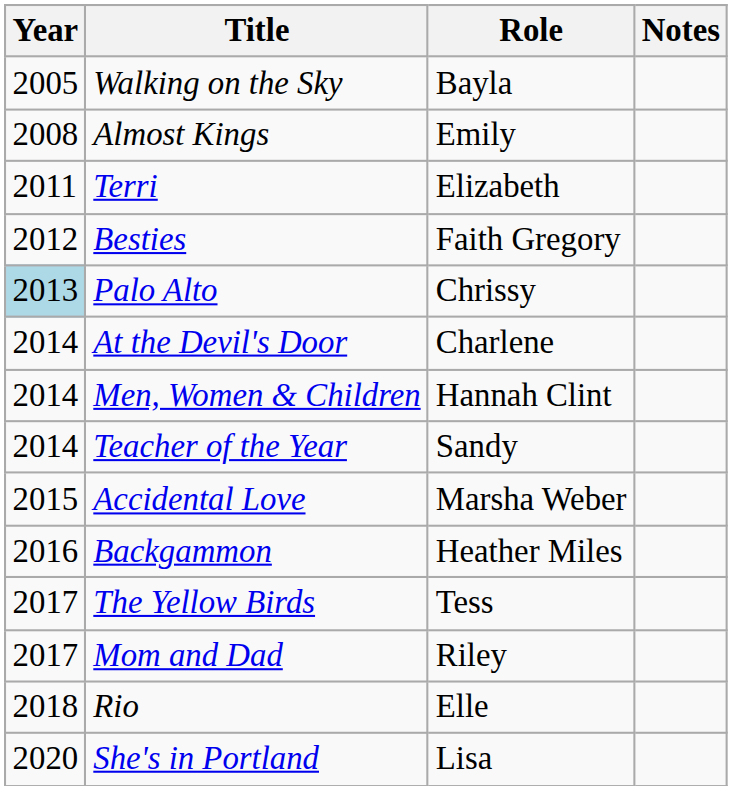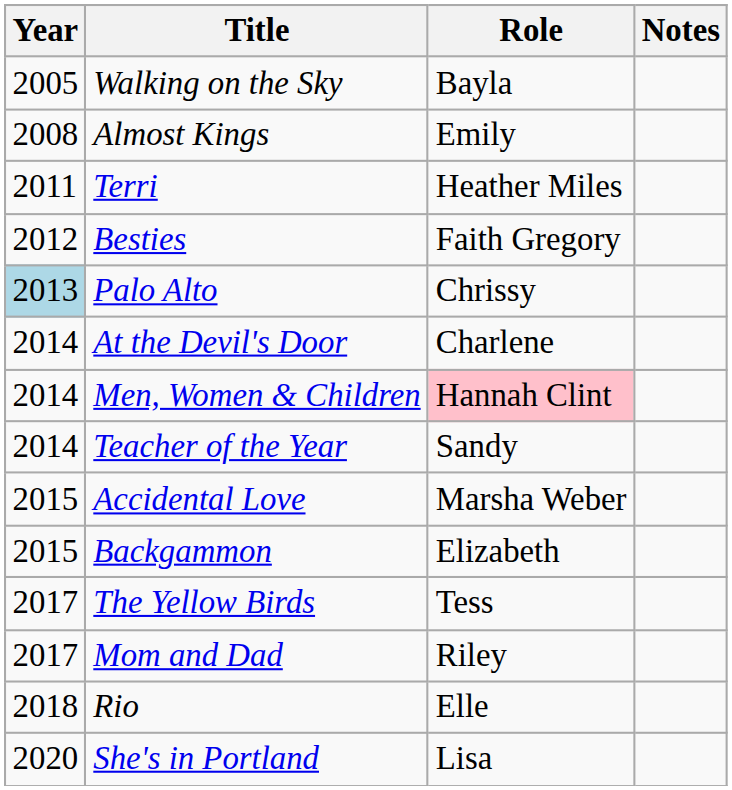(498, 186) Elizabeth -> (529, 186) Heather Miles
(524, 394) no background -> (524, 394) pink background
(45, 550) 2016 -> (45, 550) 2015
(529, 550) Heather Miles -> (498, 550) Elizabeth
